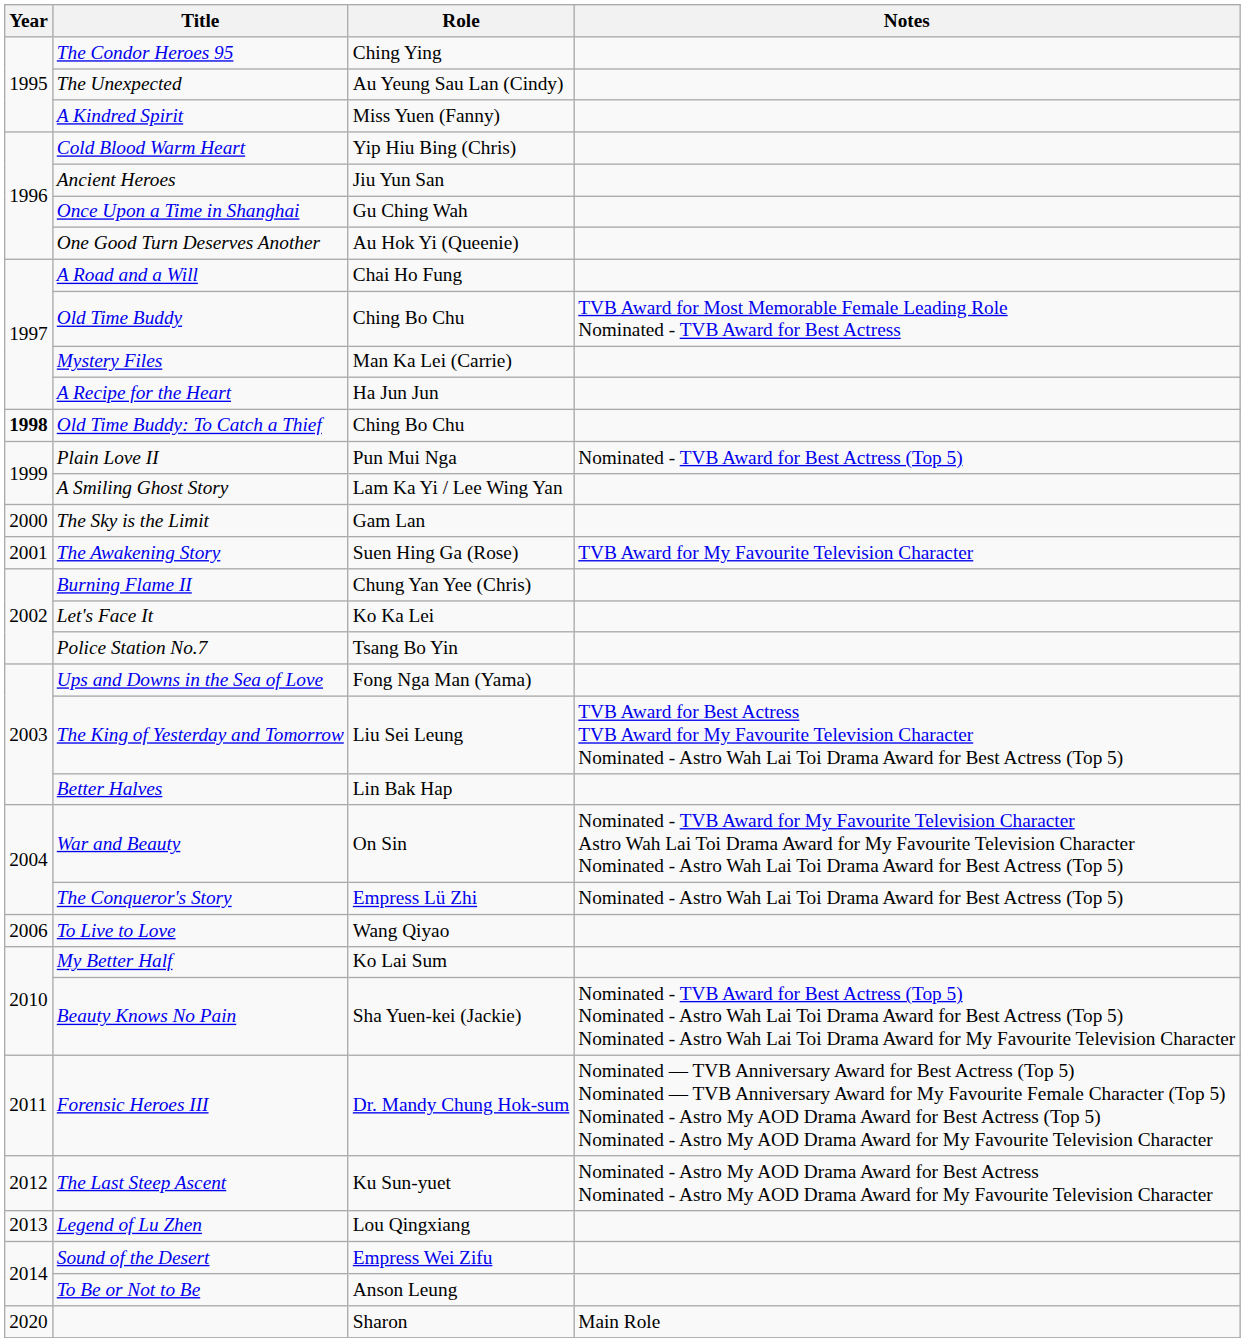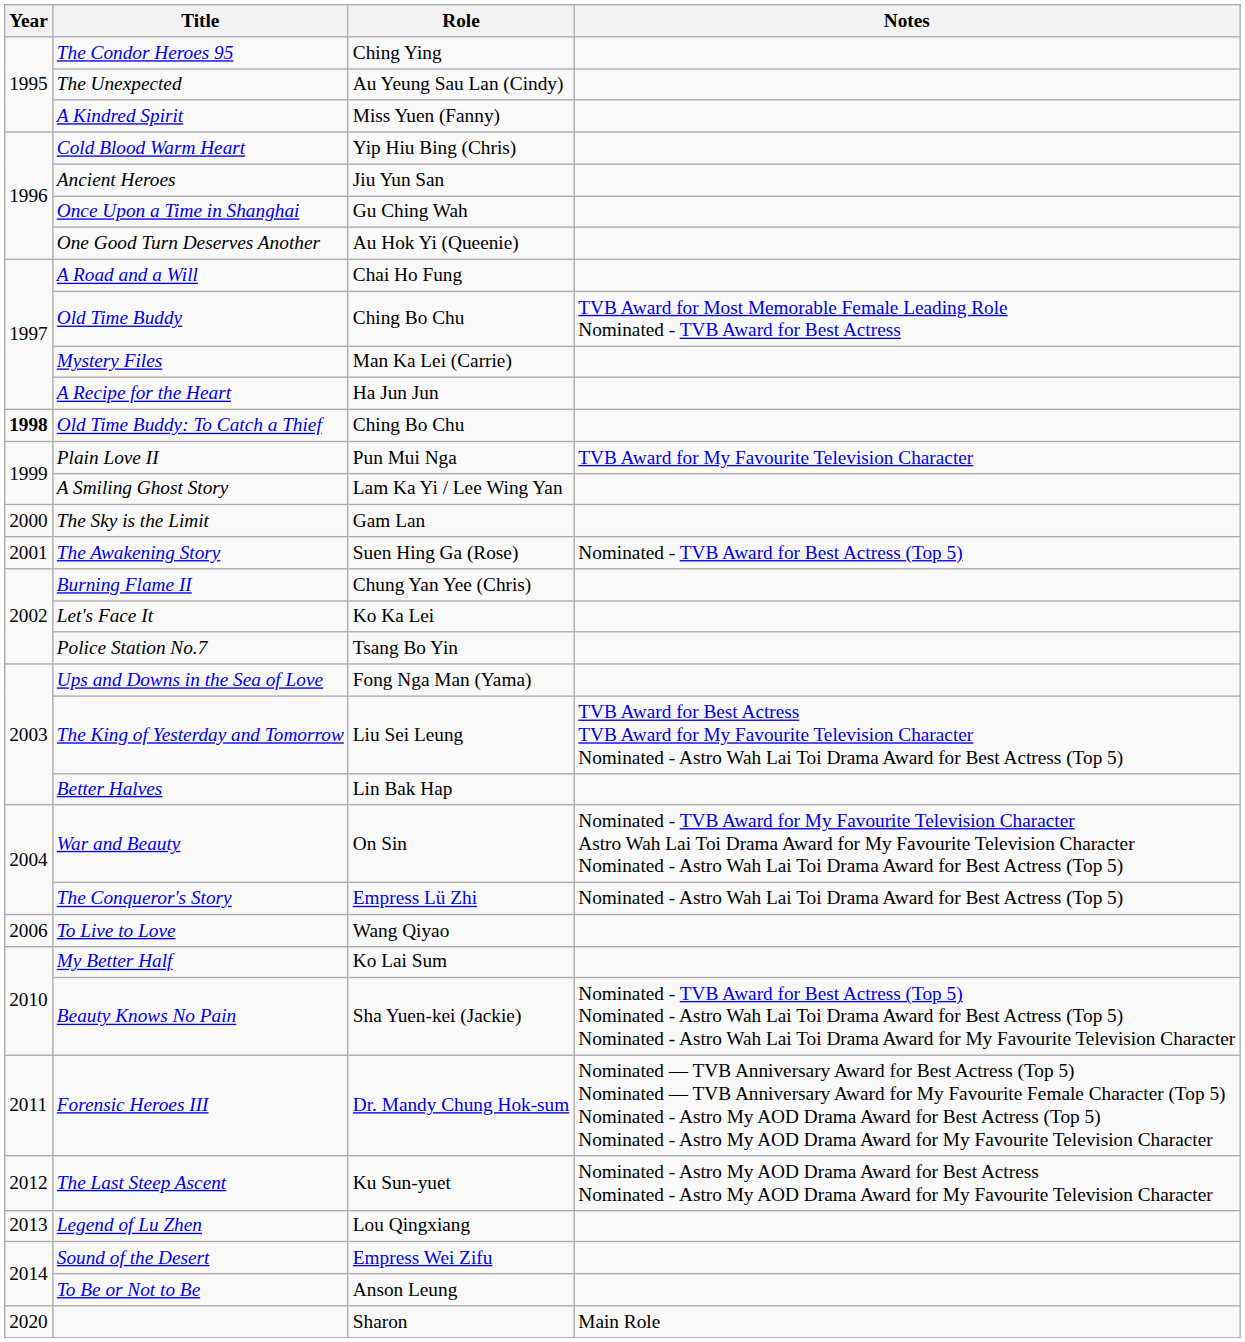(770, 457) Nominated - TVB Award for Best Actress (Top 5) -> (776, 457) TVB Award for My Favourite Television Character
(776, 552) TVB Award for My Favourite Television Character -> (770, 552) Nominated - TVB Award for Best Actress (Top 5)
